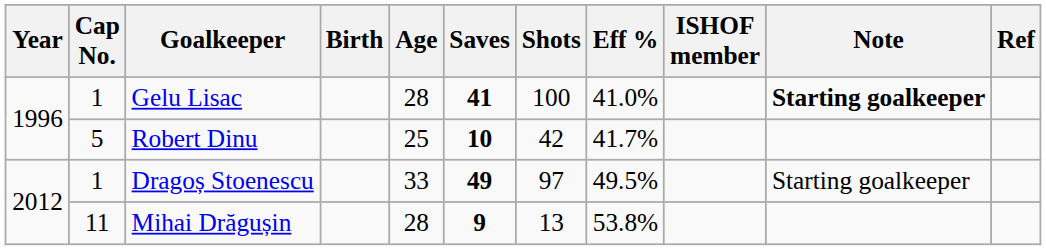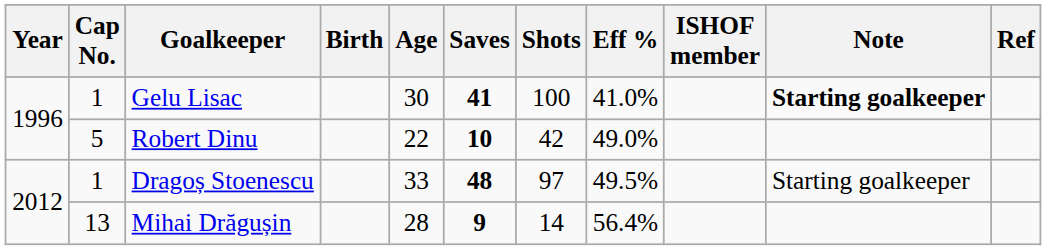(416, 97) 28 -> (416, 97) 30
(416, 139) 25 -> (416, 139) 22
(625, 139) 41.7% -> (625, 139) 49.0%
(480, 181) 49 -> (480, 181) 48
(97, 222) 11 -> (97, 222) 13
(551, 222) 13 -> (551, 222) 14
(625, 222) 53.8% -> (625, 222) 56.4%
